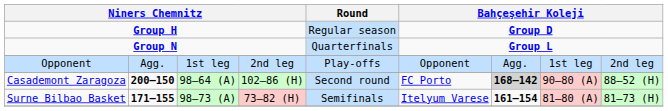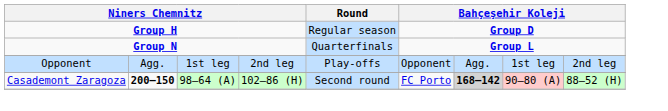- row: (66, 98)
